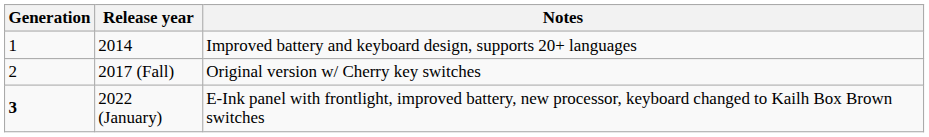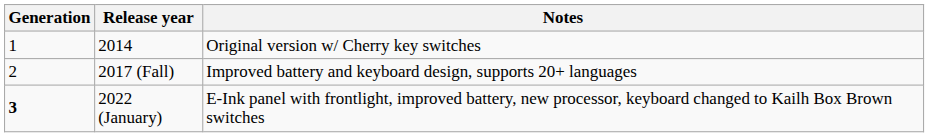(422, 44) Improved battery and keyboard design, supports 20+ languages -> (344, 44) Original version w/ Cherry key switches
(344, 71) Original version w/ Cherry key switches -> (422, 71) Improved battery and keyboard design, supports 20+ languages
